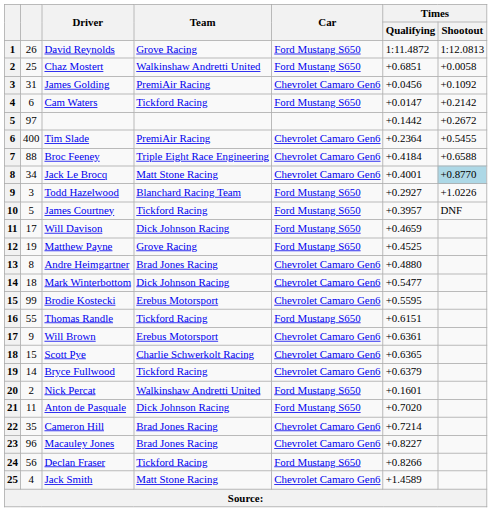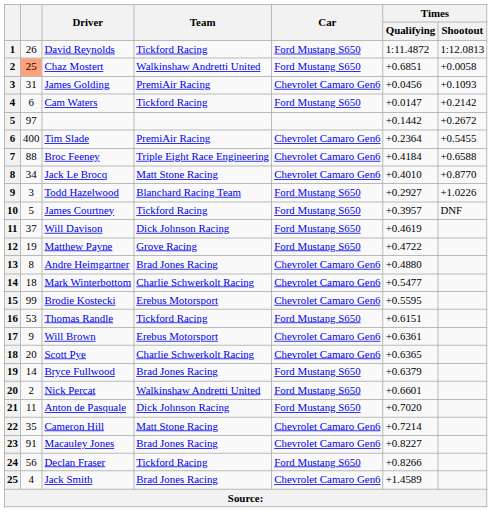(167, 48) Grove Racing -> (172, 48) Tickford Racing
(31, 66) no background -> (31, 66) lightsalmon background
(458, 84) +0.1092 -> (458, 84) +0.1093
(404, 174) +0.4001 -> (404, 174) +0.4010
(458, 174) lightblue background -> (458, 174) no background
(31, 228) 17 -> (31, 228) 37
(404, 228) +0.4659 -> (404, 228) +0.4619
(404, 246) +0.4525 -> (404, 246) +0.4722
(183, 282) Dick Johnson Racing -> (195, 282) Charlie Schwerkolt Racing
(31, 318) 55 -> (31, 318) 53
(31, 354) 15 -> (31, 354) 20
(172, 372) Tickford Racing -> (177, 372) Brad Jones Racing
(327, 372) Chevrolet Camaro Gen6 -> (317, 372) Ford Mustang S650
(404, 390) +0.1601 -> (404, 390) +0.6601
(177, 425) Brad Jones Racing -> (177, 425) Matt Stone Racing
(31, 443) 96 -> (31, 443) 91
(177, 479) Matt Stone Racing -> (177, 479) Brad Jones Racing
